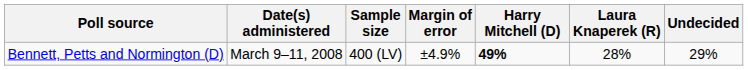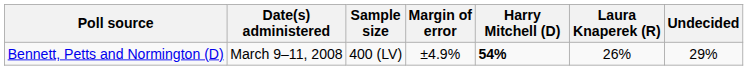(493, 53) 49% -> (493, 53) 54%
(617, 53) 28% -> (617, 53) 26%
